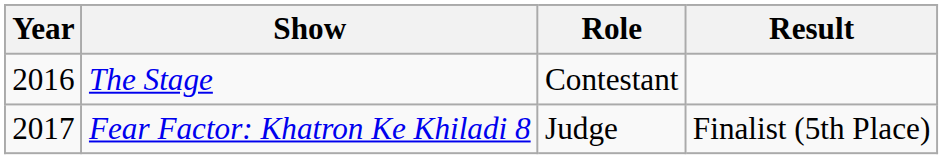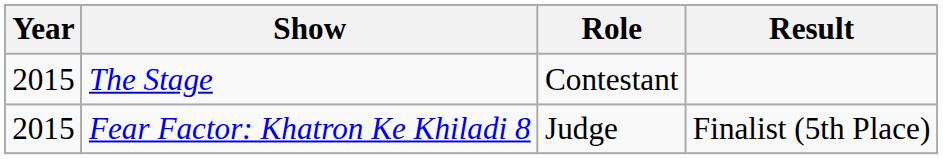(43, 78) 2016 -> (43, 78) 2015
(43, 128) 2017 -> (43, 128) 2015
